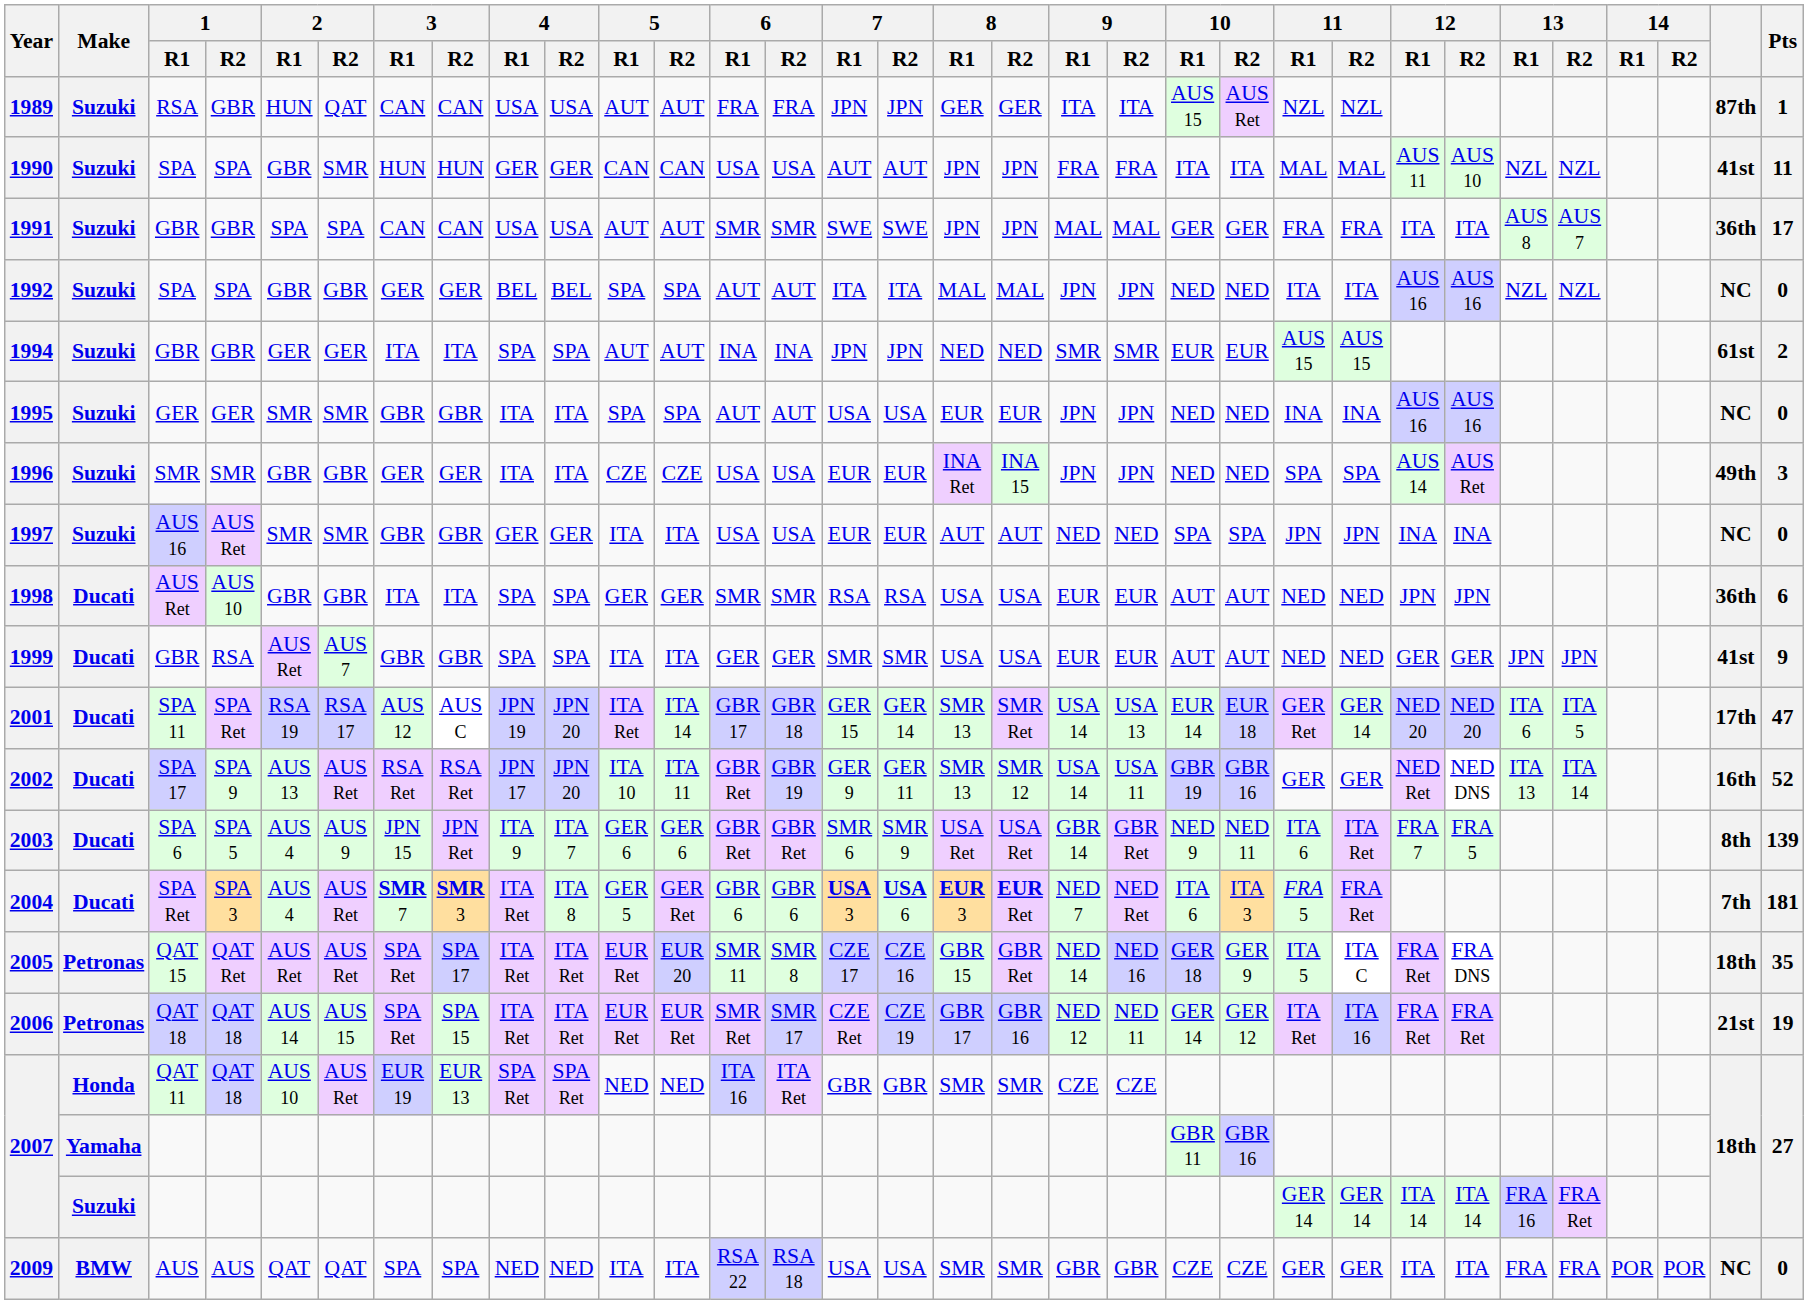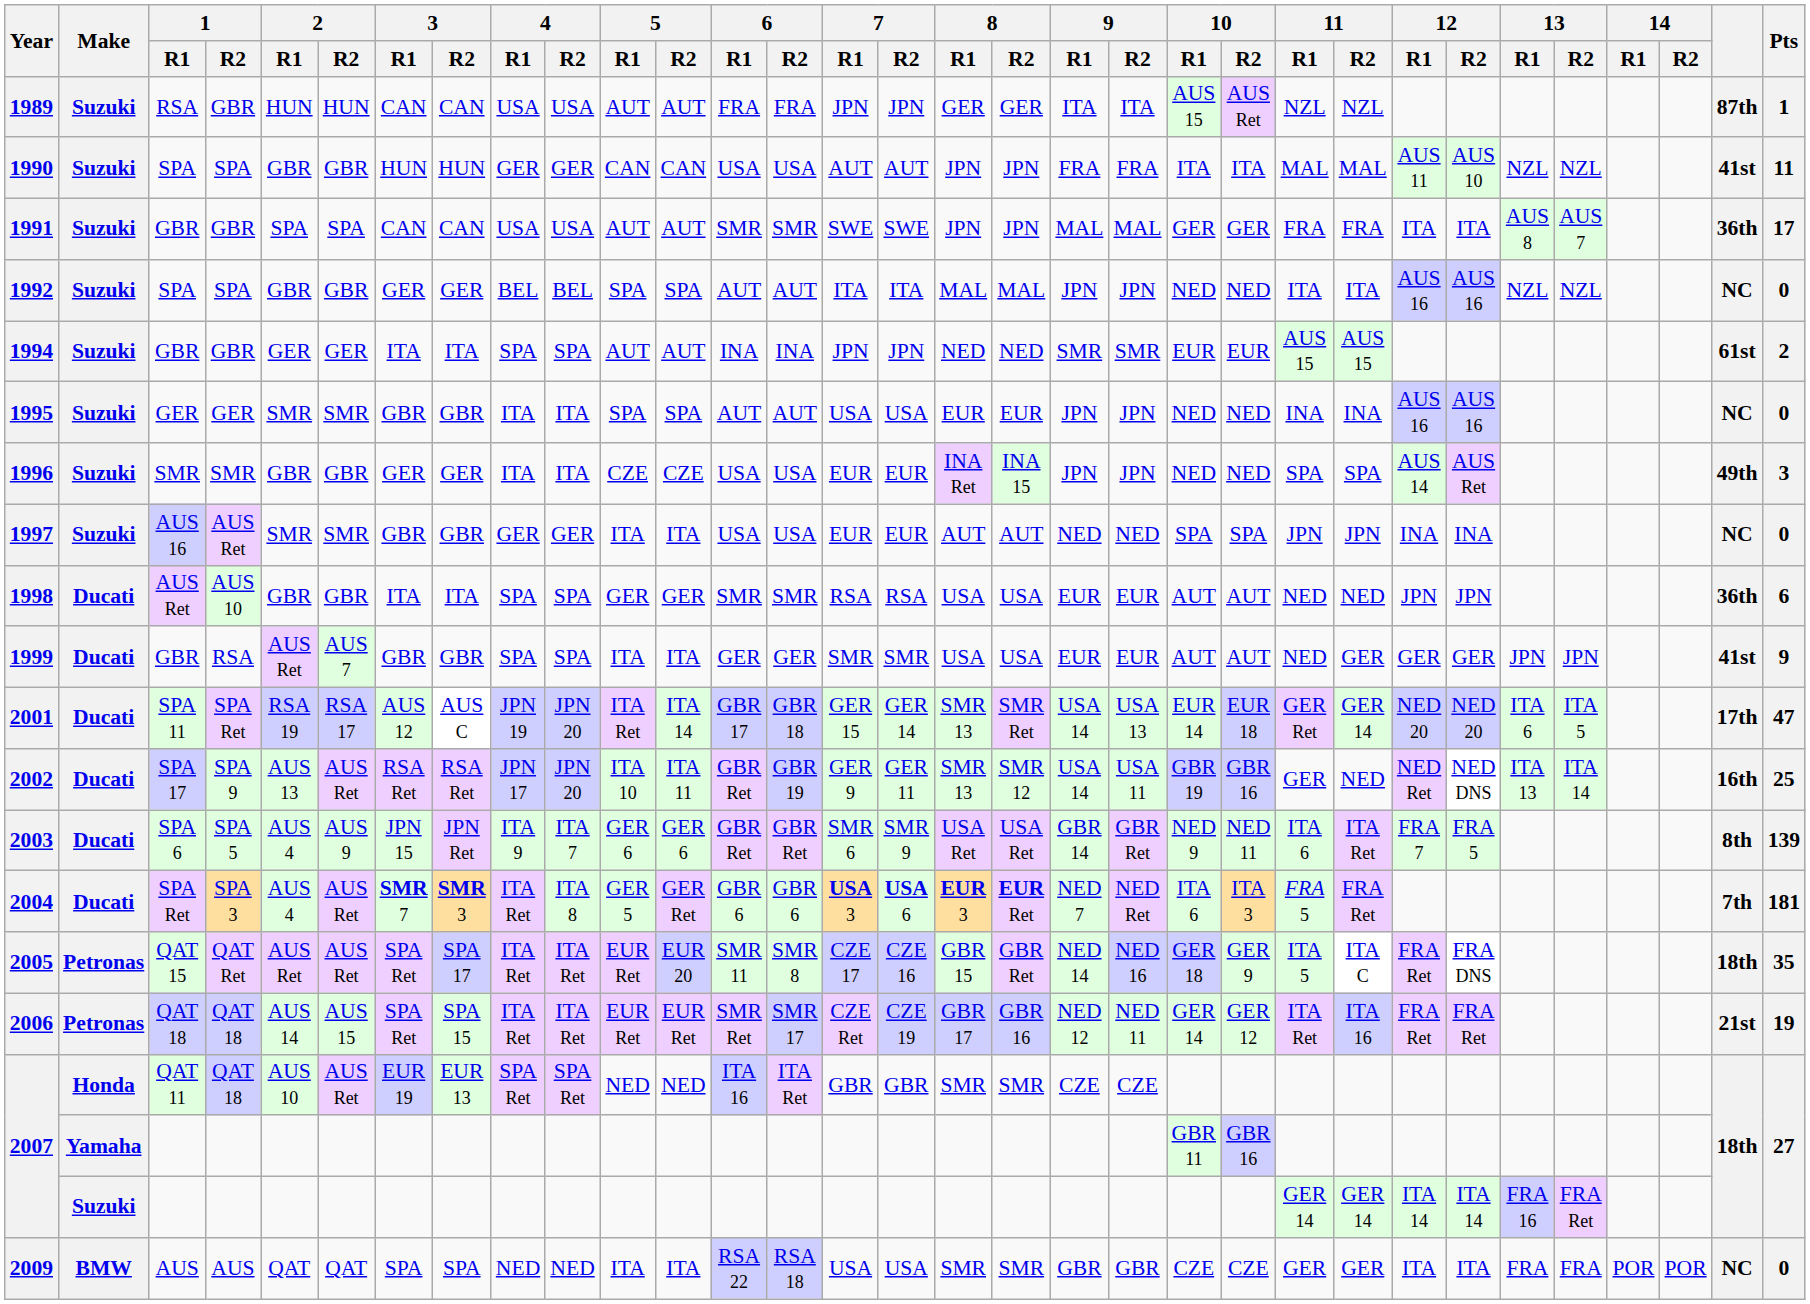(346, 106) QAT -> (346, 106) HUN
(346, 167) SMR -> (346, 167) GBR
(1362, 656) NED -> (1363, 656) GER
(1362, 779) GER -> (1363, 779) NED
(1783, 779) 52 -> (1784, 779) 25
